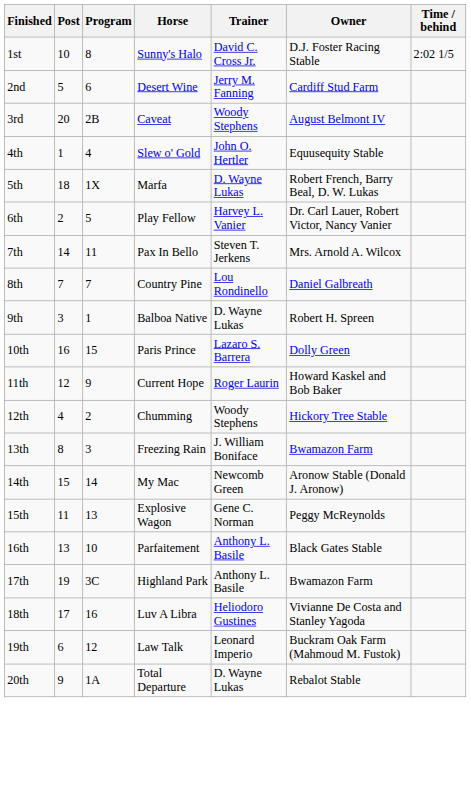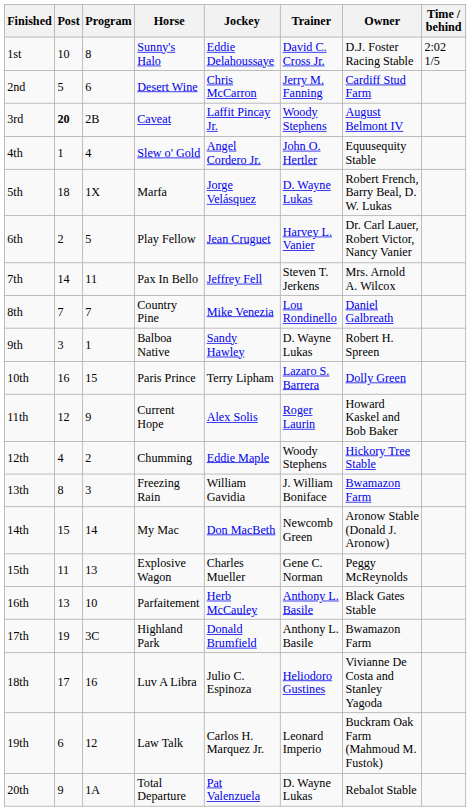+ column: (242, 20)
(63, 119) normal -> (63, 119) bold
